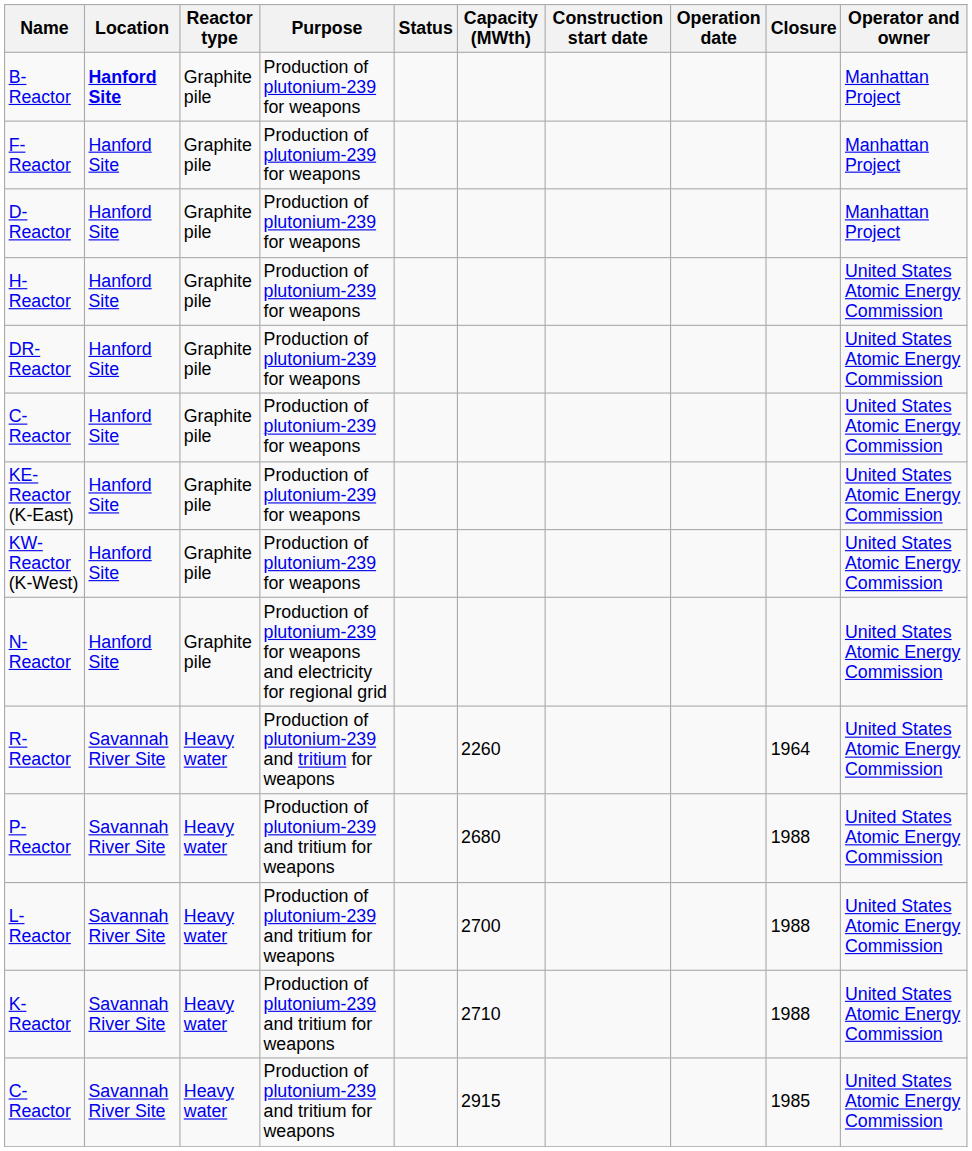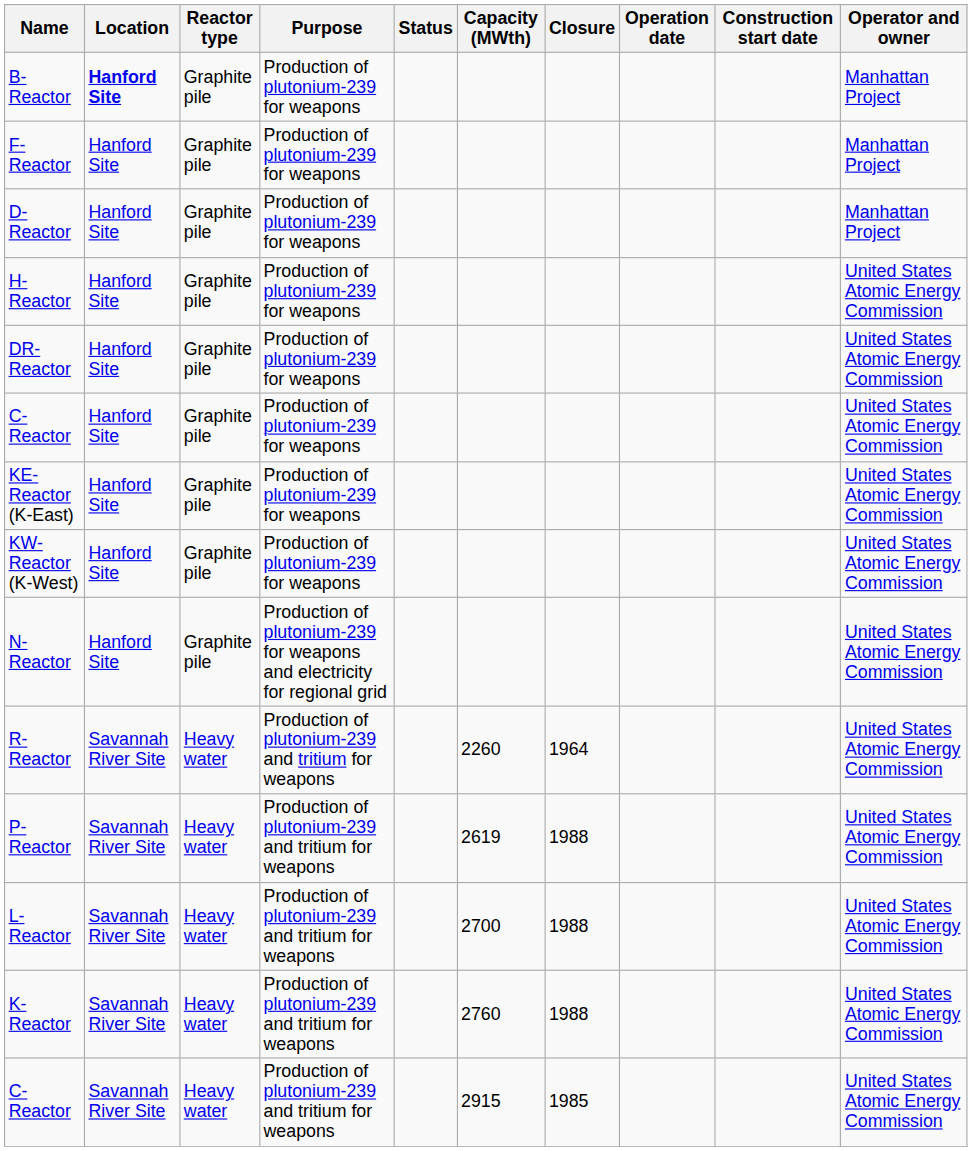columns swapped: (608, 28) <-> (804, 28)
(481, 837) 2680 -> (481, 837) 2619
(481, 1014) 2710 -> (481, 1014) 2760
